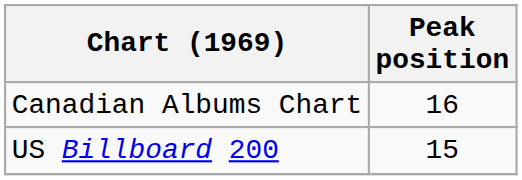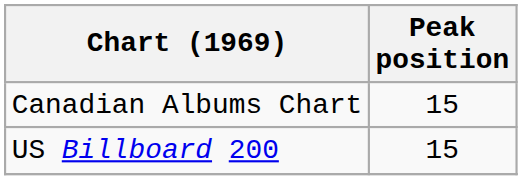(442, 105) 16 -> (442, 105) 15
